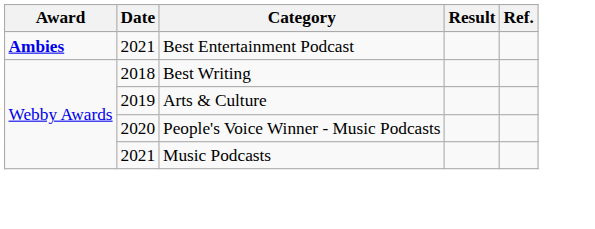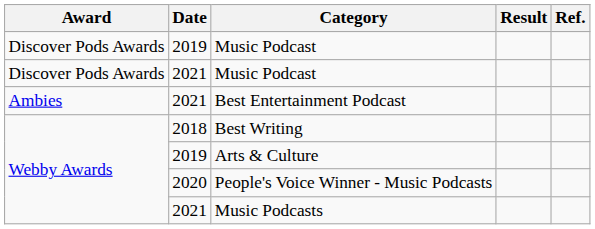+ row: (190, 45)
+ row: (190, 73)
(36, 45) bold -> (35, 100) normal
